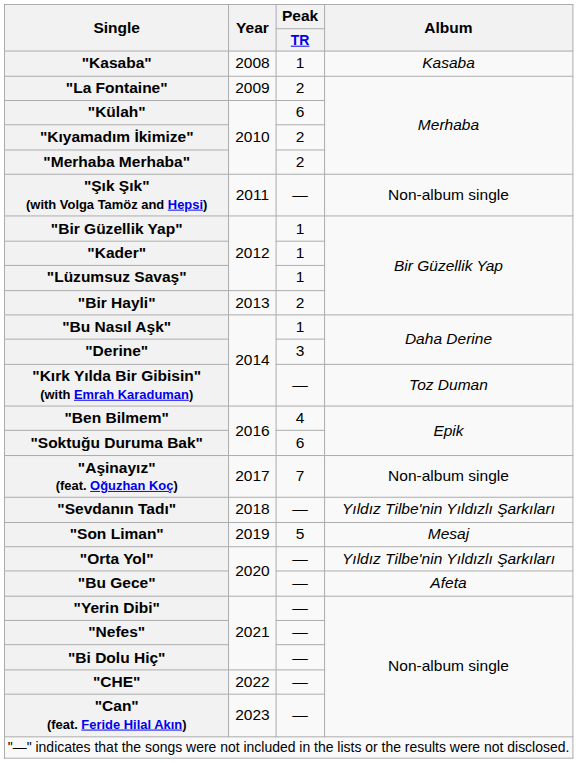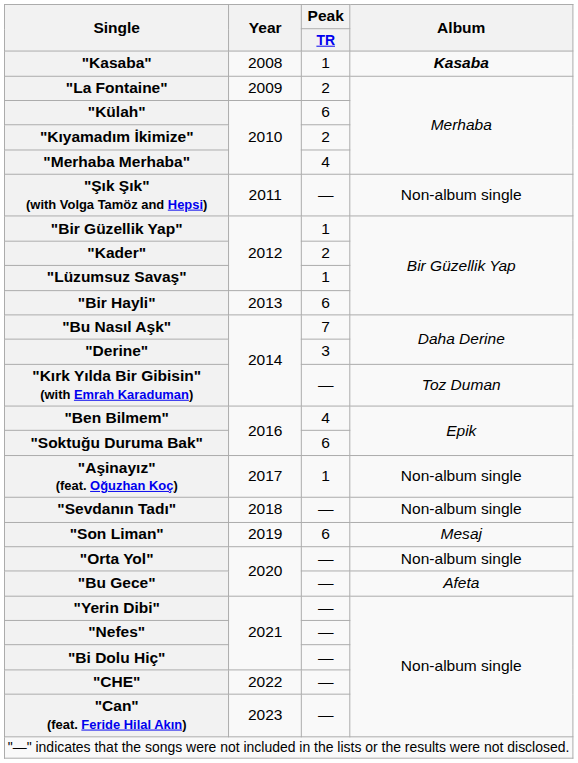(448, 63) normal -> (461, 63) bold
(300, 161) 2 -> (326, 161) 4
(300, 253) 1 -> (326, 253) 2
(300, 302) 2 -> (326, 302) 6
(300, 327) 1 -> (326, 327) 7
(300, 476) 7 -> (326, 476) 1
(448, 509) Yıldız Tilbe'nin Yıldızlı Şarkıları -> (461, 509) Non-album single
(300, 534) 5 -> (326, 534) 6
(448, 558) Yıldız Tilbe'nin Yıldızlı Şarkıları -> (461, 558) Non-album single
